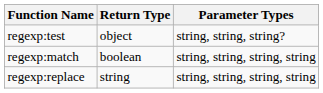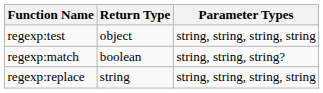(231, 35) string, string, string? -> (246, 35) string, string, string, string
(246, 56) string, string, string, string -> (231, 56) string, string, string?
